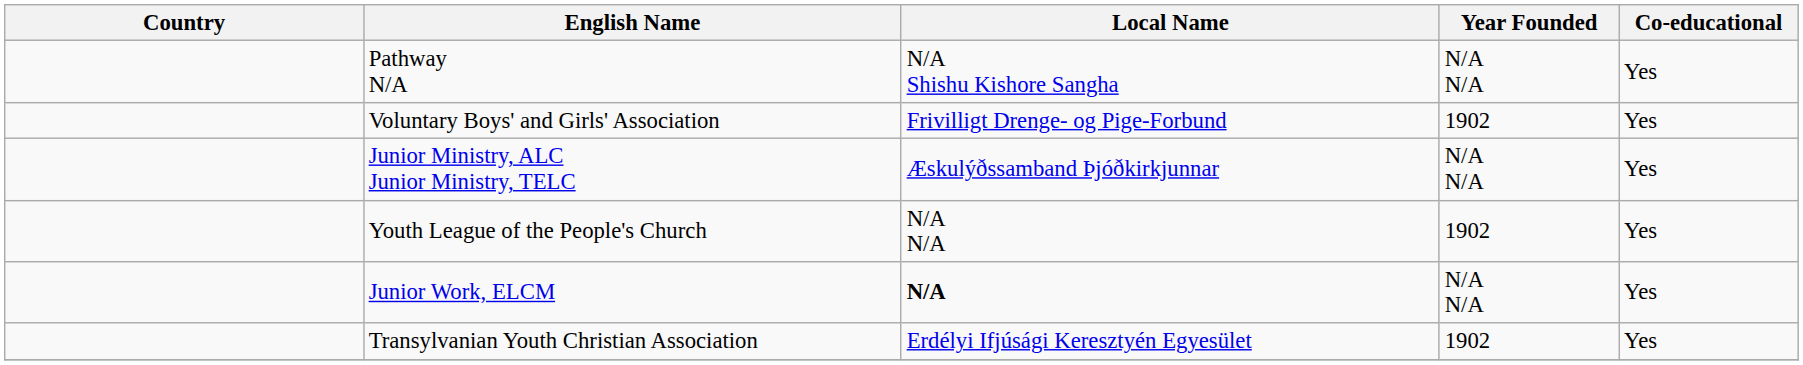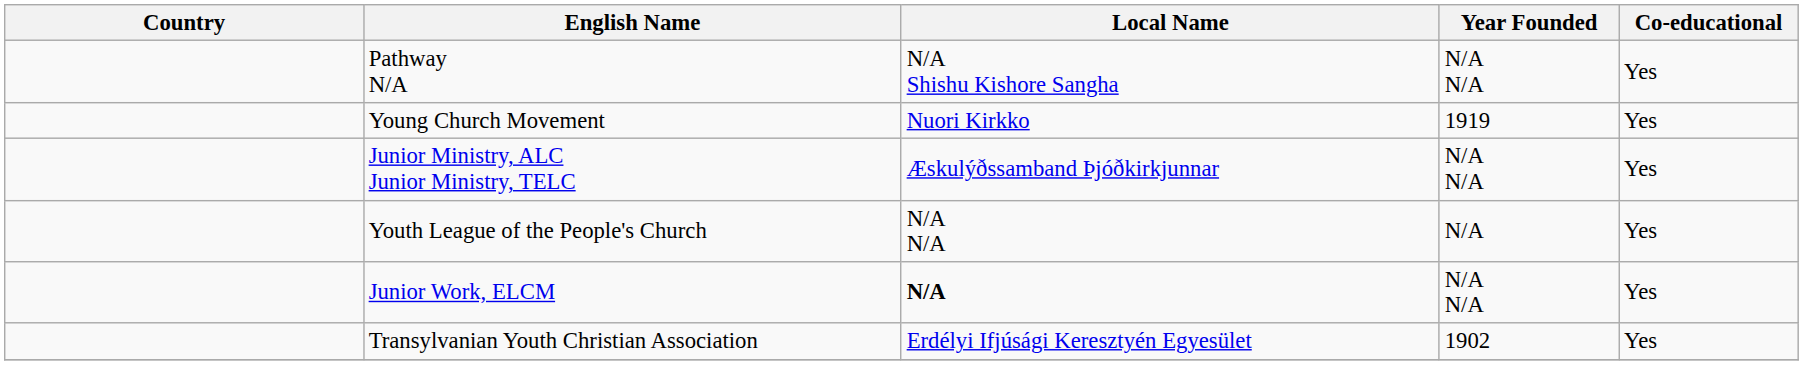- row: (544, 120)
+ row: (487, 120)
(1467, 230) 1902 -> (1464, 230) N/A
